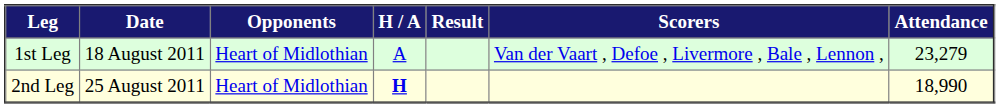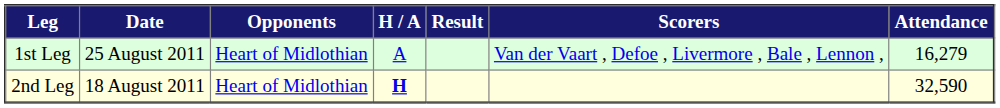(145, 53) 18 August 2011 -> (145, 53) 25 August 2011
(941, 53) 23,279 -> (941, 53) 16,279
(145, 86) 25 August 2011 -> (145, 86) 18 August 2011
(941, 86) 18,990 -> (941, 86) 32,590
